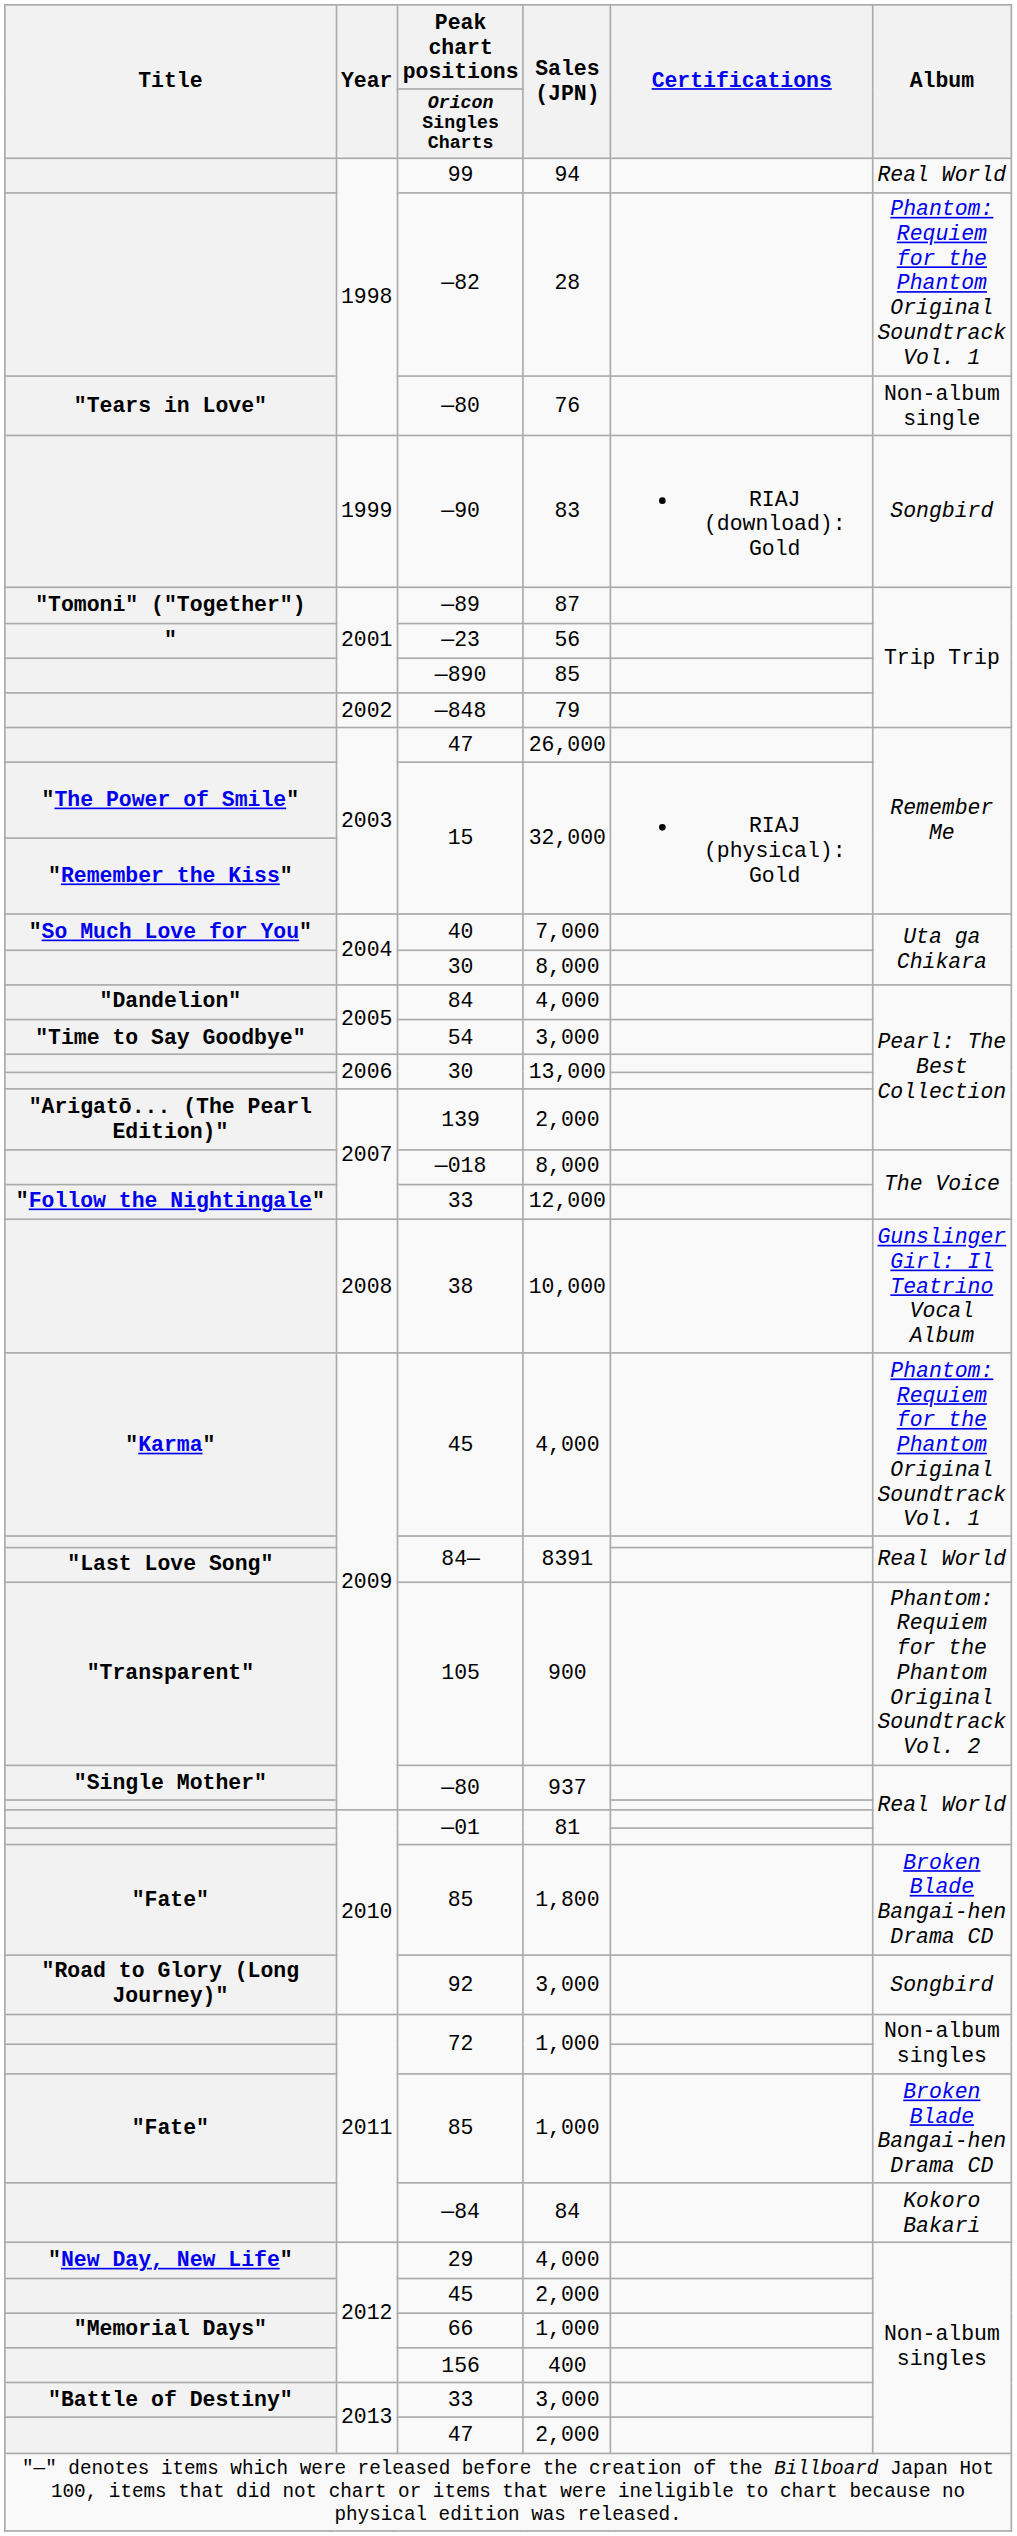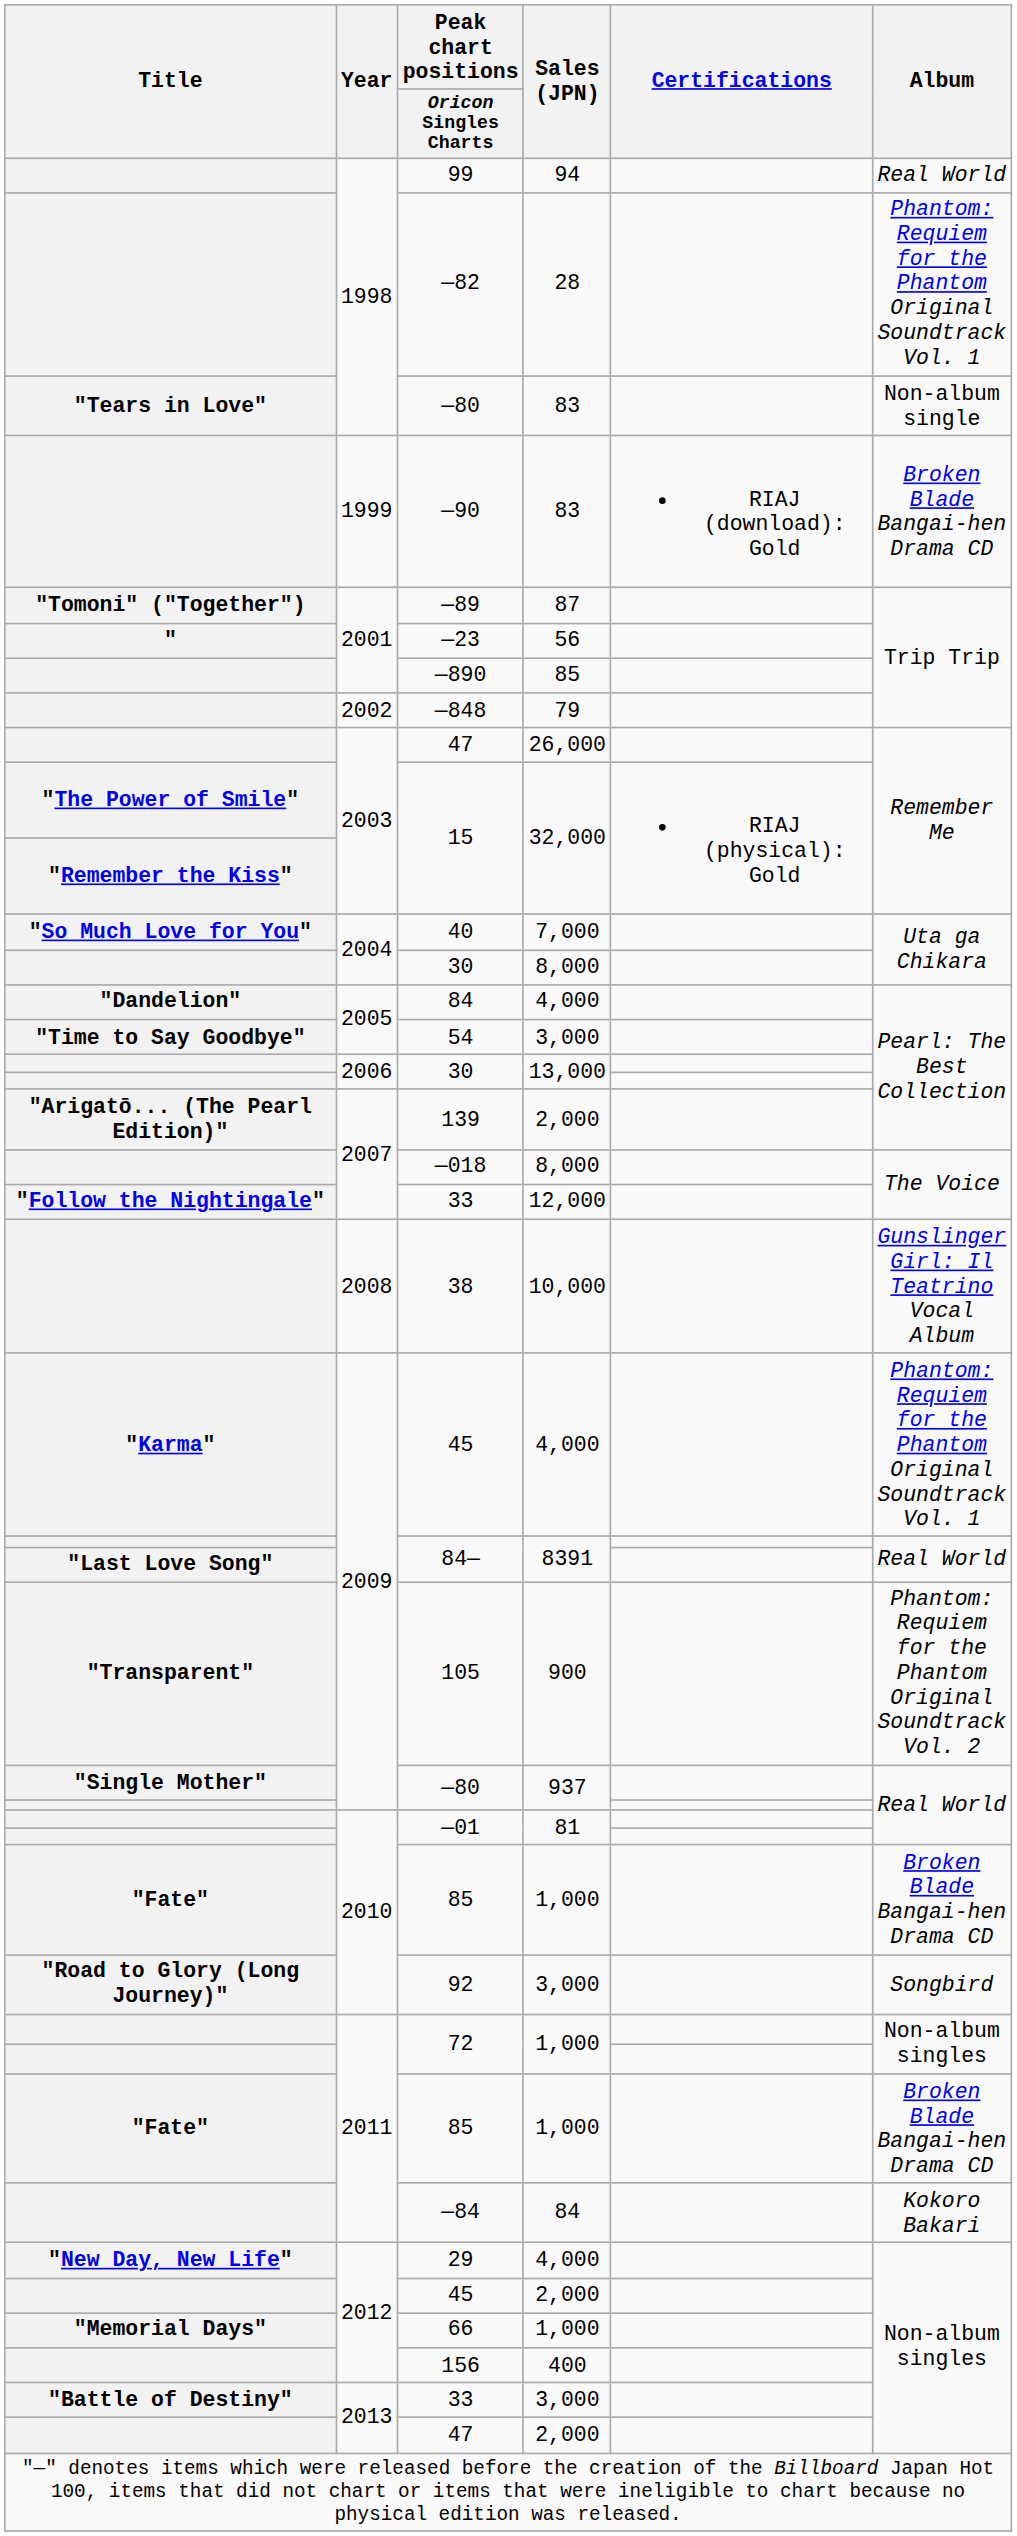(567, 406) 76 -> (567, 406) 83
(942, 512) Songbird -> (942, 512) Broken Blade Bangai-hen Drama CD
(567, 1900) 1,800 -> (567, 1900) 1,000
